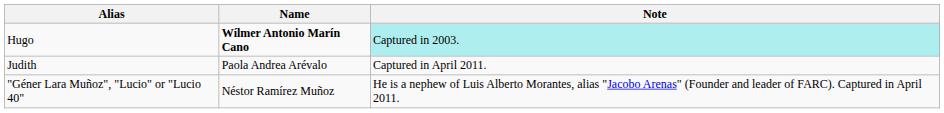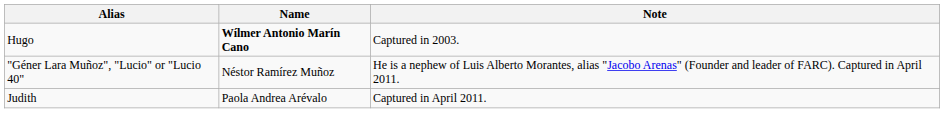(416, 39) paleturquoise background -> (416, 39) no background
rows swapped: (104, 91) <-> (22, 65)
